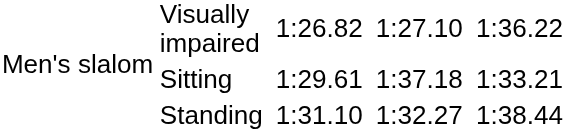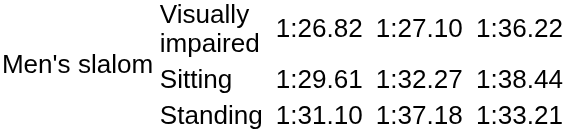(419, 79) 1:37.18 -> (419, 79) 1:32.27
(519, 79) 1:33.21 -> (519, 79) 1:38.44
(419, 115) 1:32.27 -> (419, 115) 1:37.18
(519, 115) 1:38.44 -> (519, 115) 1:33.21
